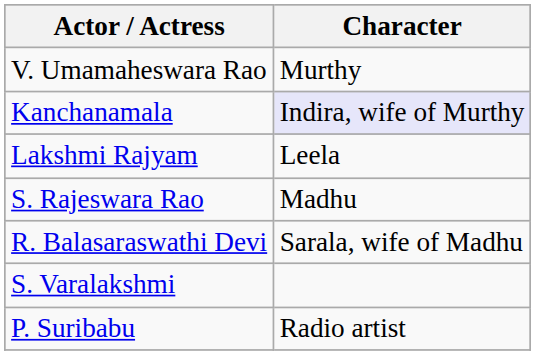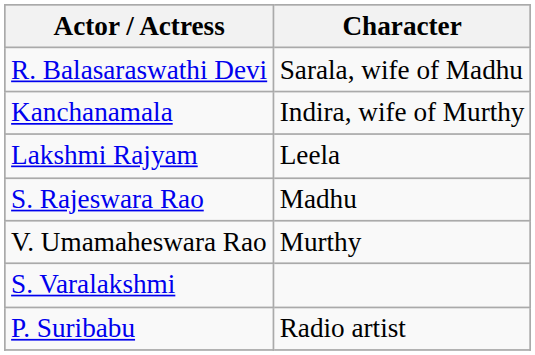rows swapped: (139, 69) <-> (139, 241)
(402, 112) lavender background -> (402, 112) no background
